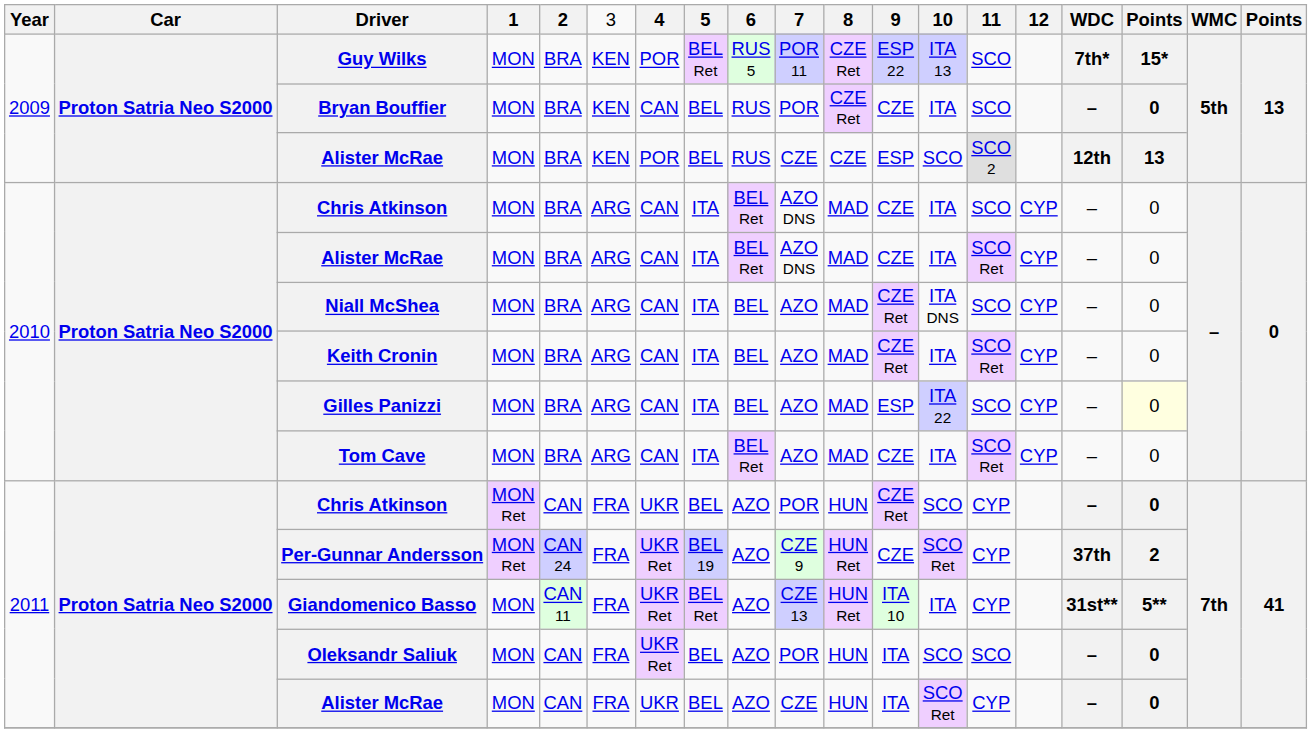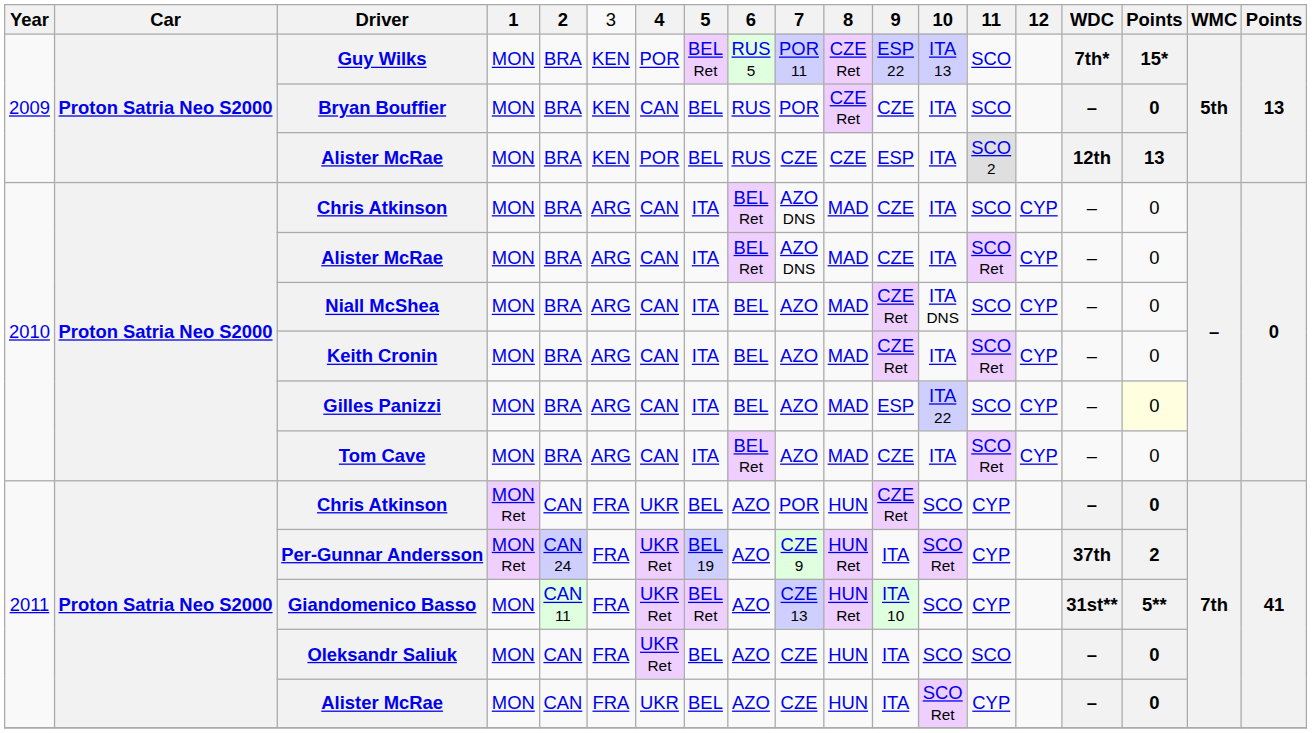(943, 158) SCO -> (943, 158) ITA
(896, 555) CZE -> (896, 555) ITA
(943, 605) ITA -> (943, 605) SCO
(799, 654) POR -> (799, 654) CZE
